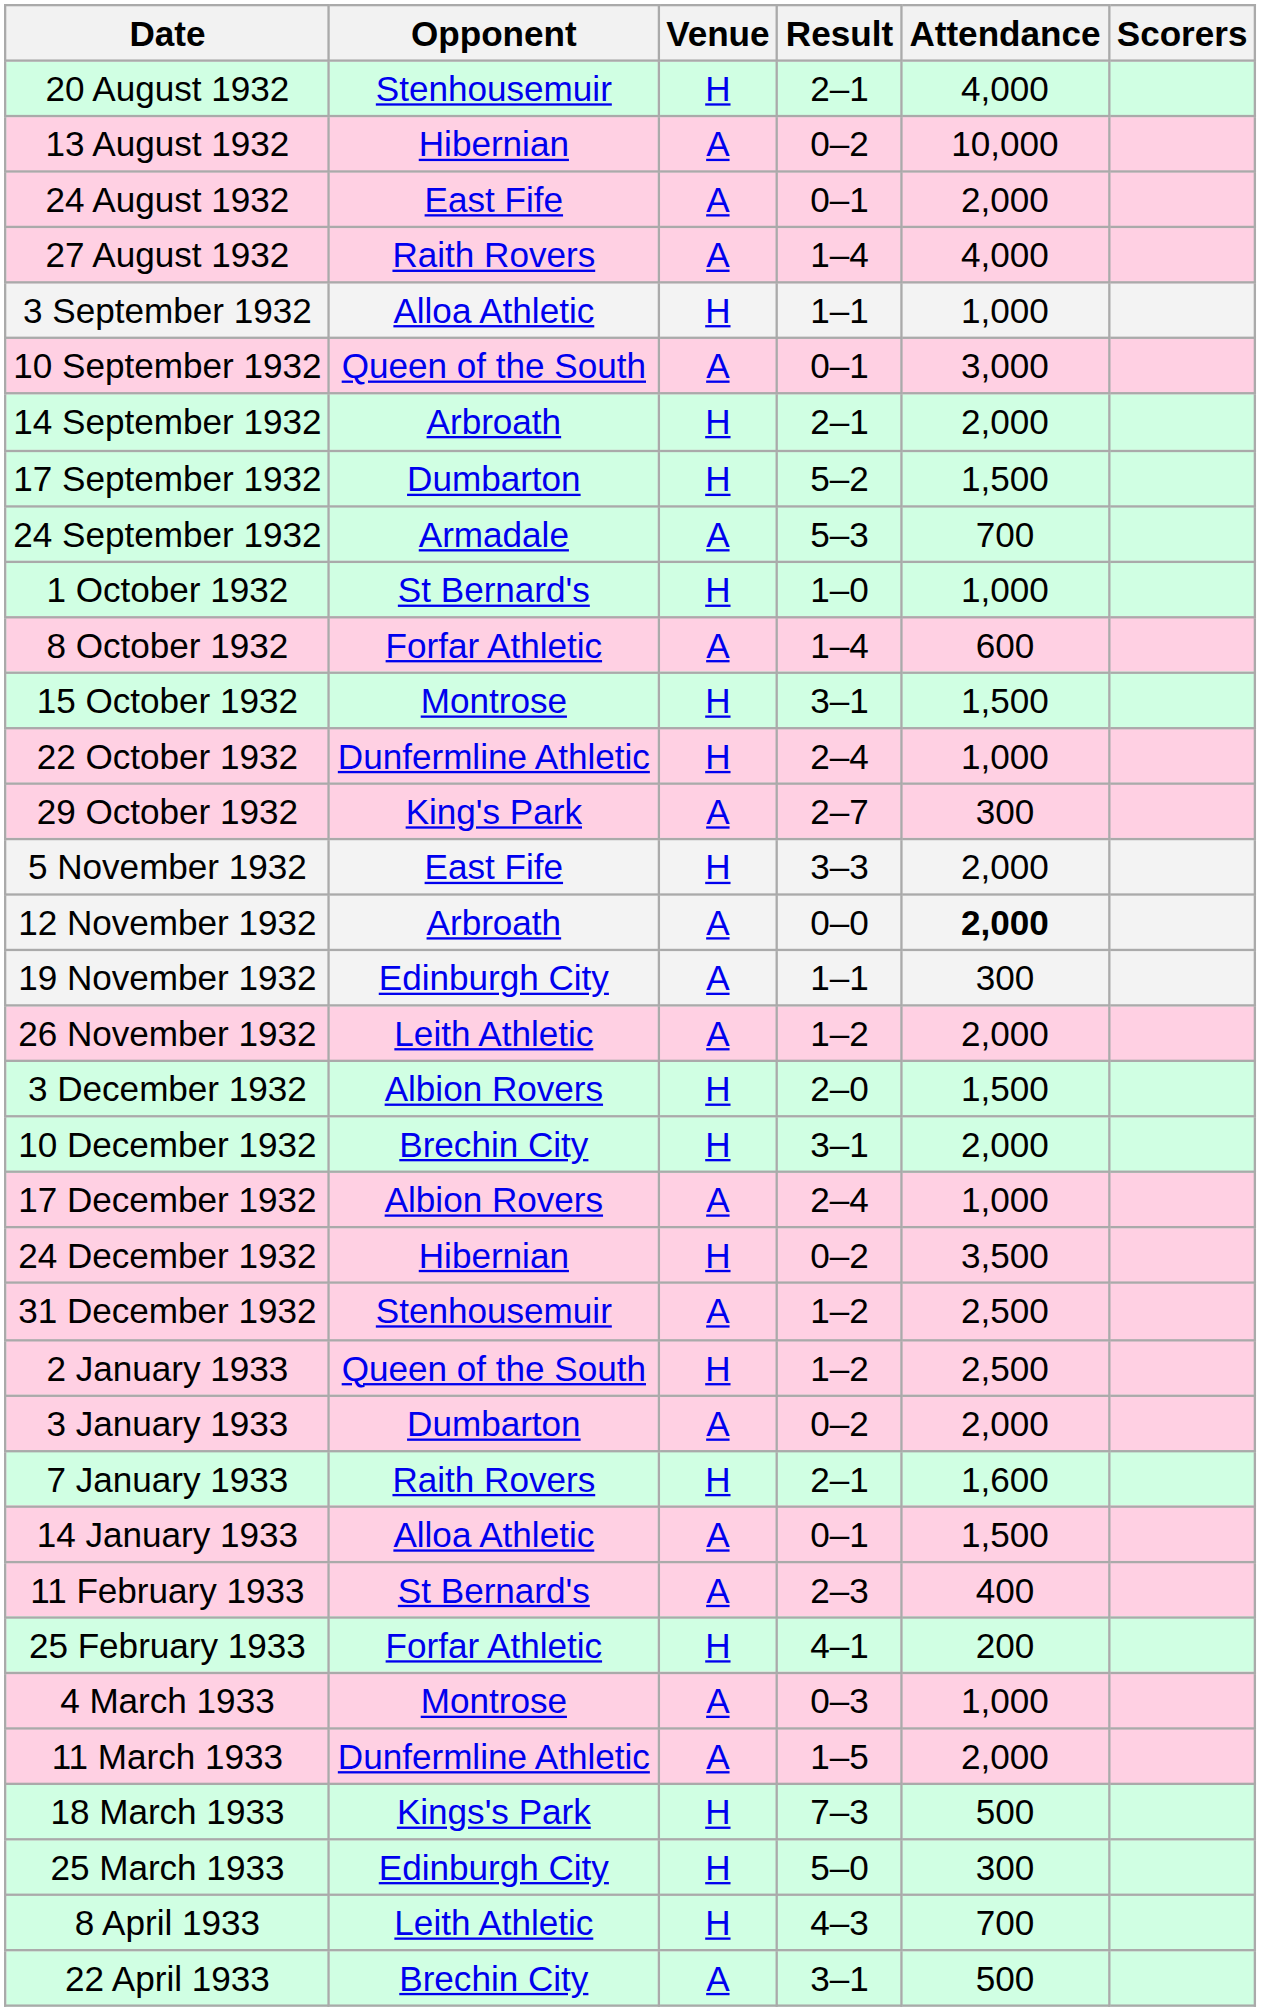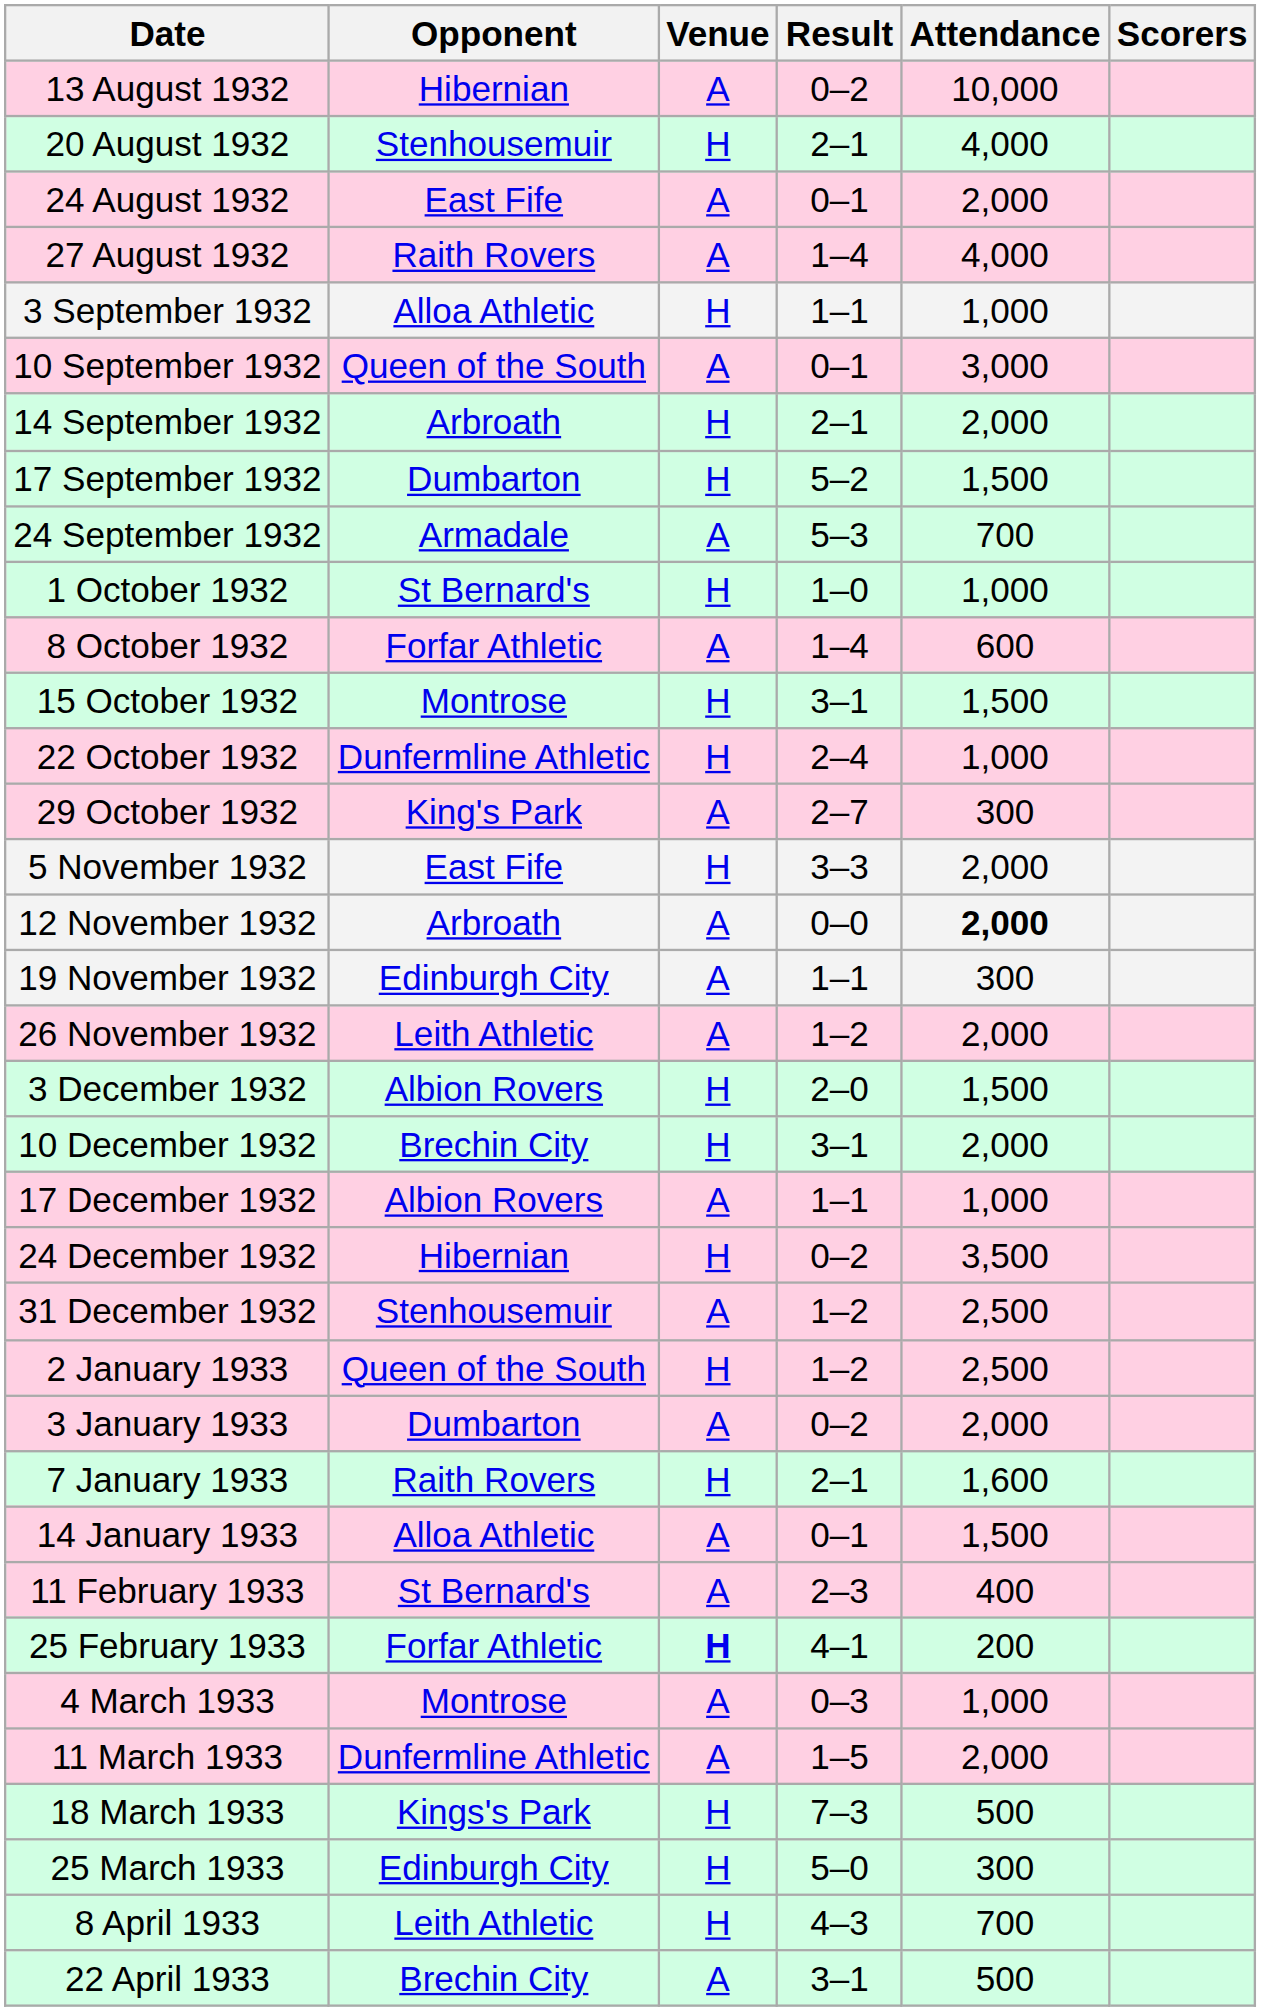rows swapped: (167, 144) <-> (167, 89)
(839, 1200) 2–4 -> (839, 1200) 1–1
(718, 1645) normal -> (718, 1645) bold
